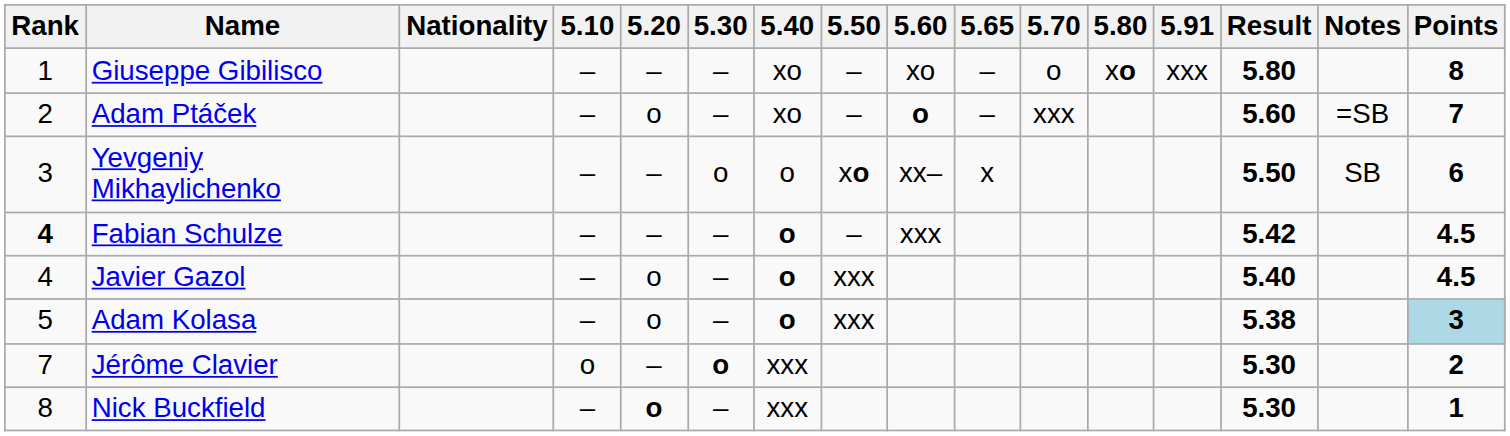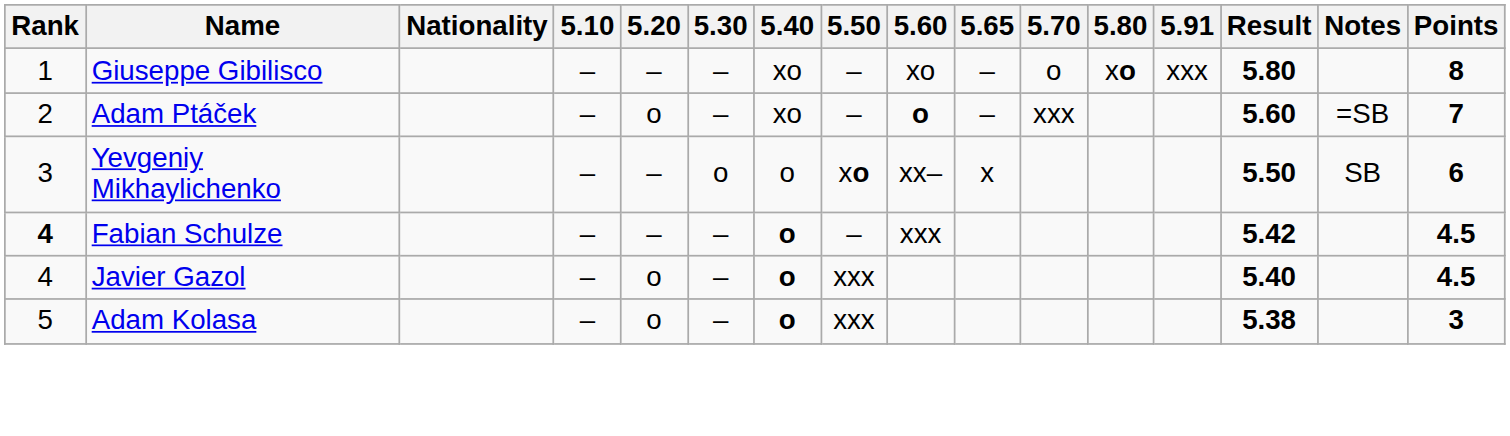(1456, 320) lightblue background -> (1456, 320) no background
- row: (185, 364)
- row: (179, 408)
